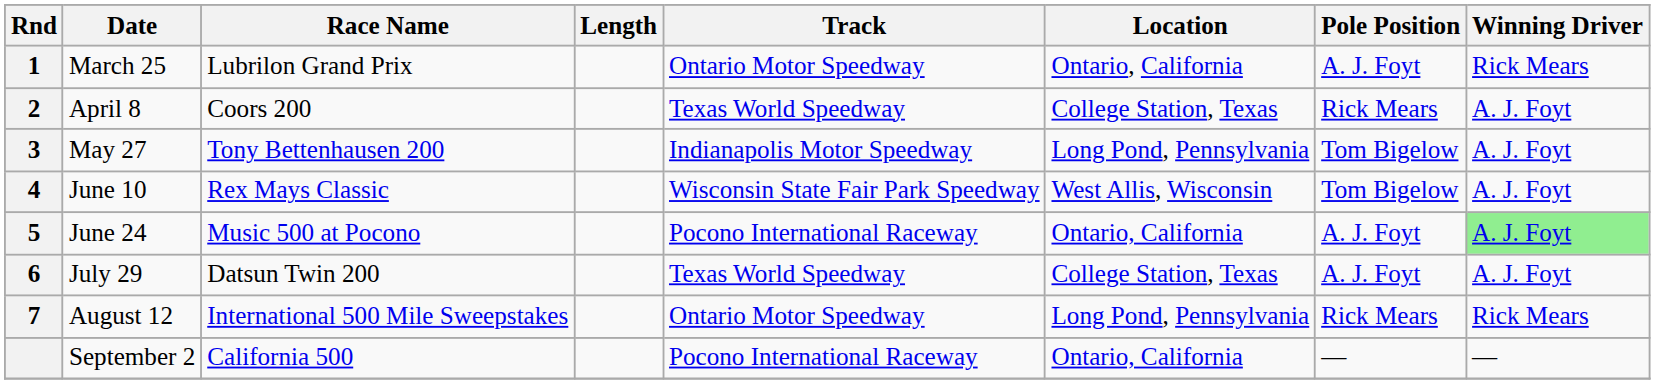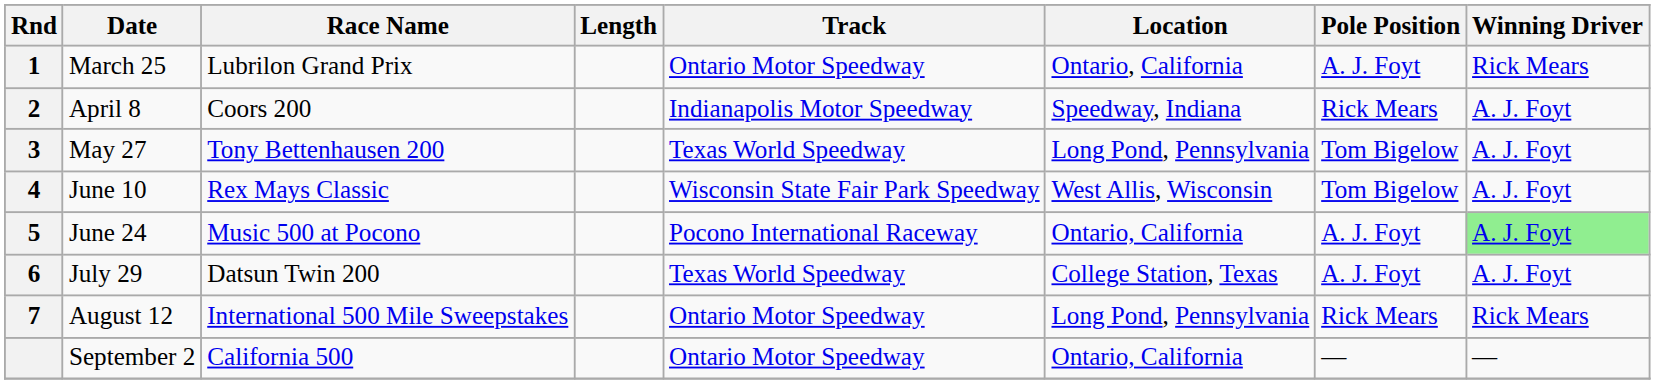(787, 107) Texas World Speedway -> (821, 107) Indianapolis Motor Speedway
(1165, 107) College Station, Texas -> (1146, 107) Speedway, Indiana
(821, 149) Indianapolis Motor Speedway -> (787, 149) Texas World Speedway
(823, 356) Pocono International Raceway -> (797, 356) Ontario Motor Speedway
